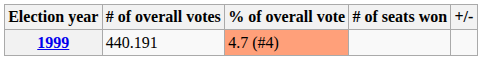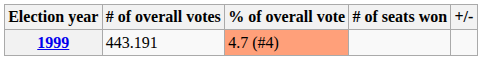(132, 42) 440.191 -> (132, 42) 443.191
